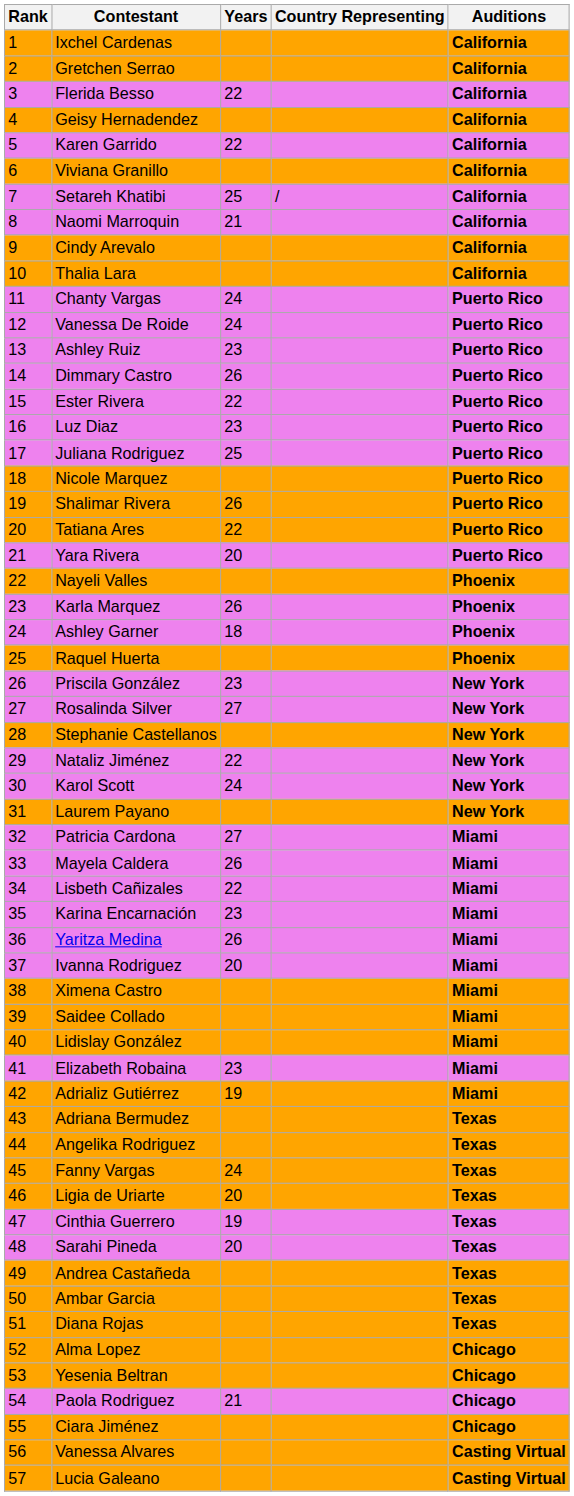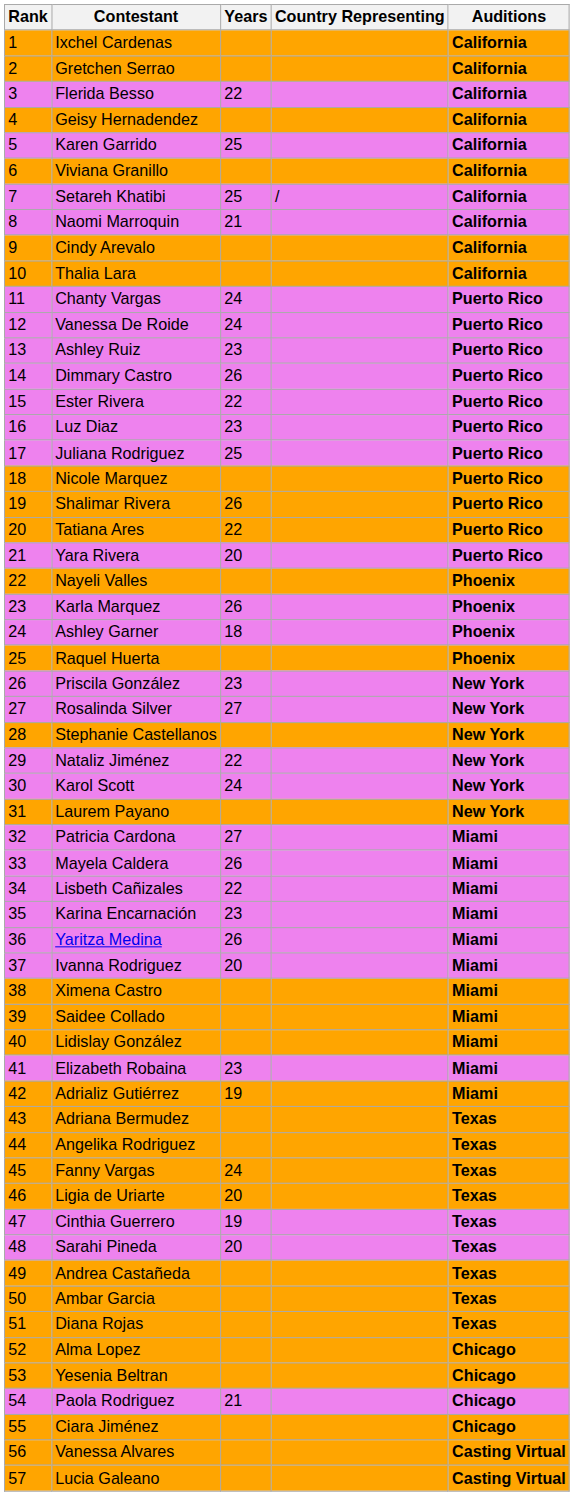(233, 145) 22 -> (233, 145) 25
